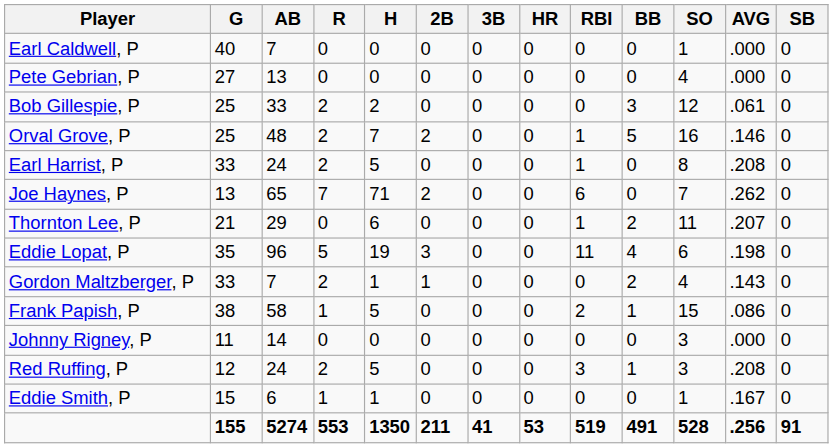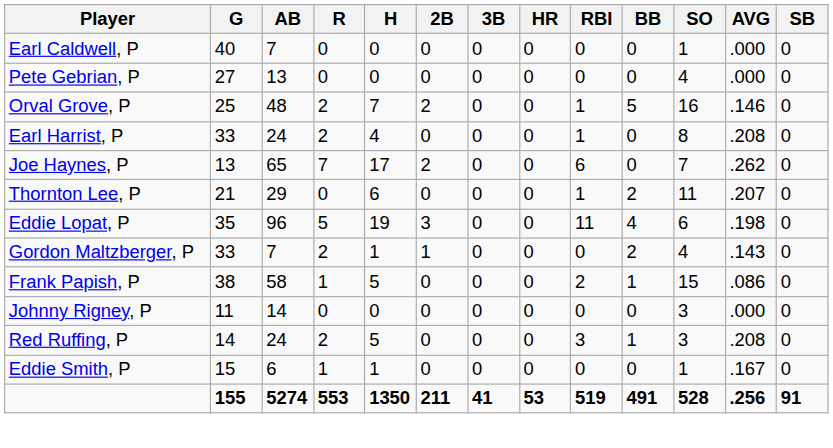- row: (74, 106)
(374, 164) 5 -> (374, 135) 4
(379, 194) 71 -> (379, 164) 17
(225, 369) 12 -> (225, 340) 14
